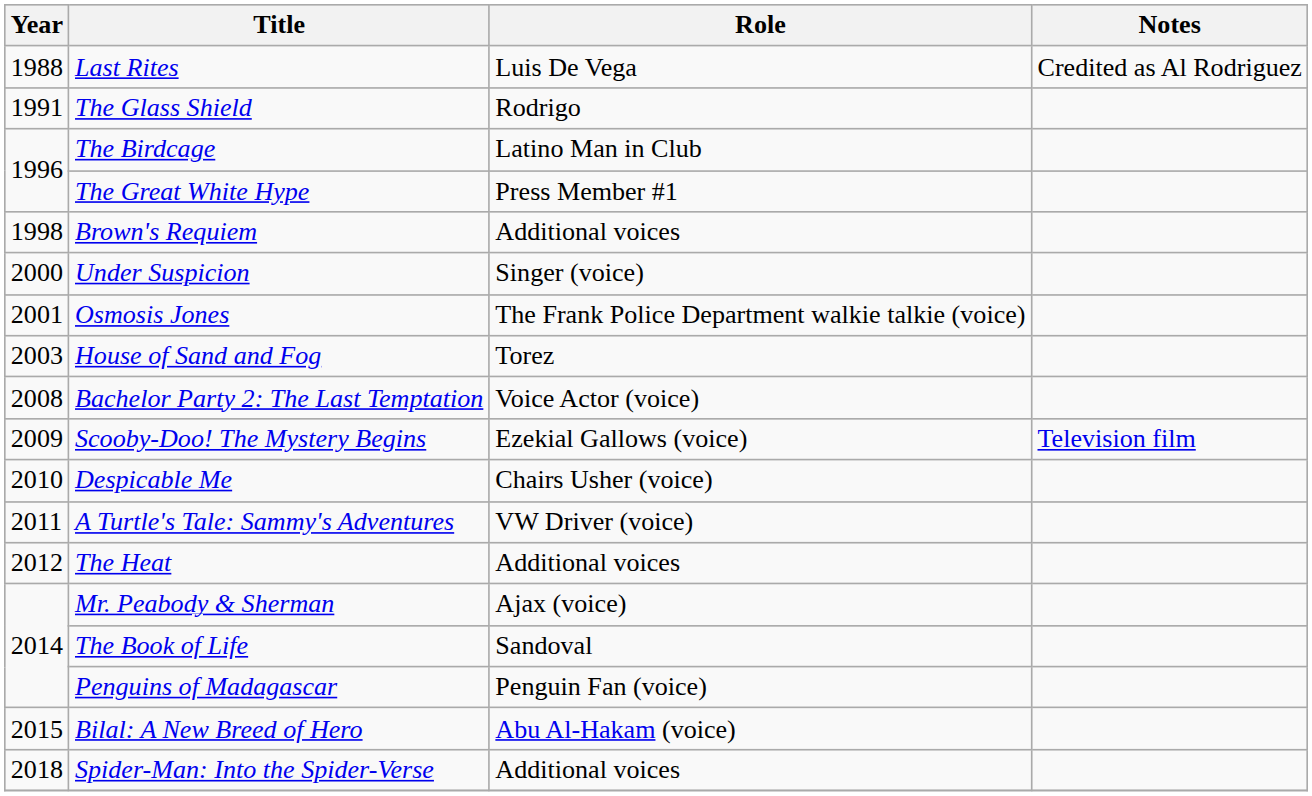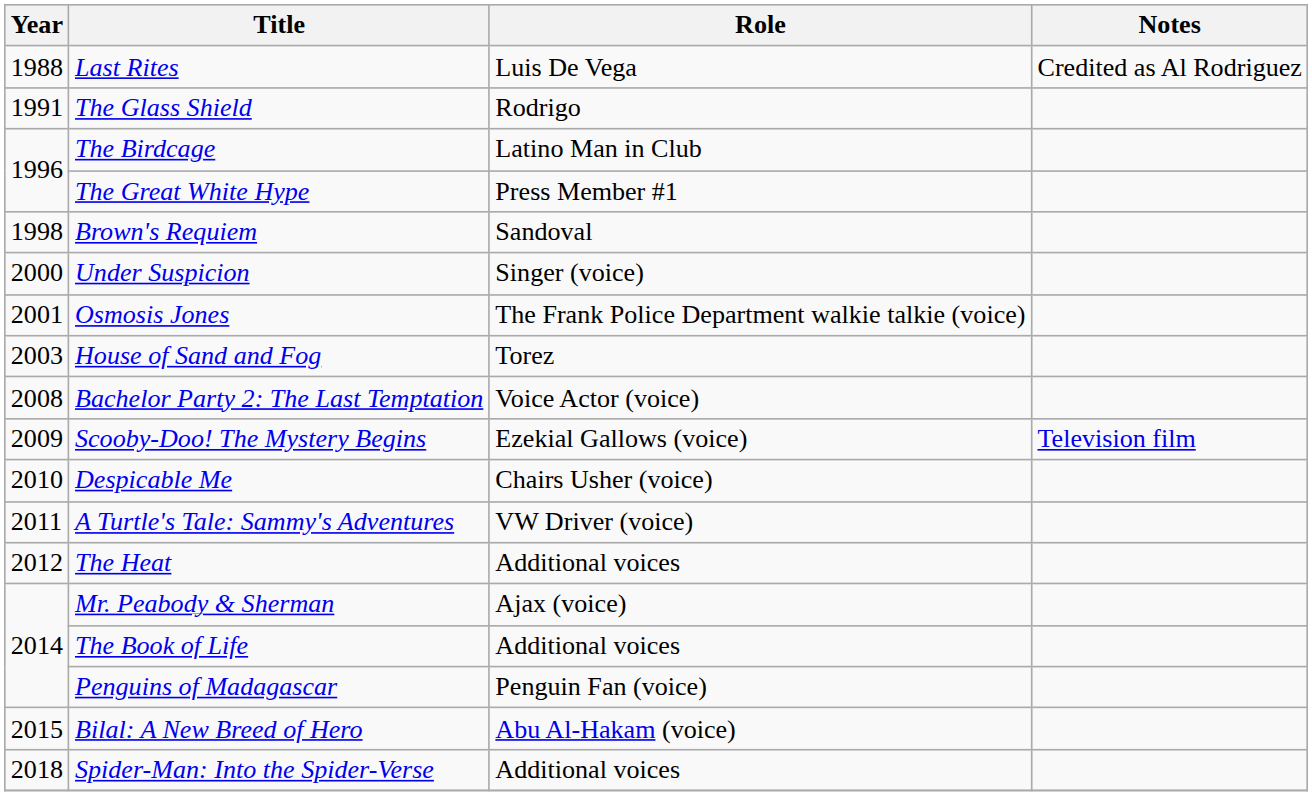(588, 231) Additional voices -> (544, 231) Sandoval
(544, 645) Sandoval -> (588, 645) Additional voices
